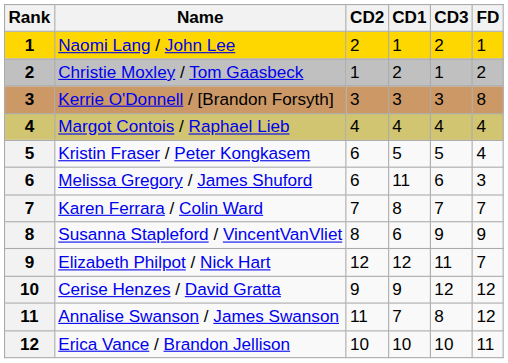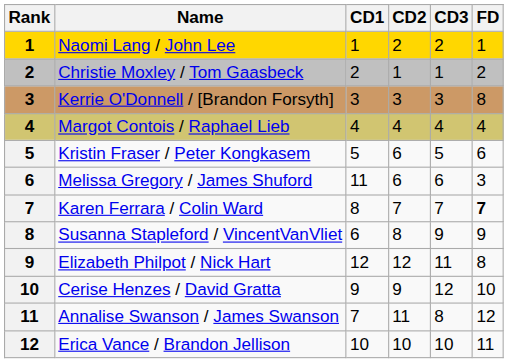columns swapped: (409, 18) <-> (367, 18)
(481, 153) 4 -> (481, 153) 6
(481, 208) normal -> (481, 208) bold
(481, 262) 7 -> (481, 262) 8
(486, 289) 12 -> (486, 289) 10
